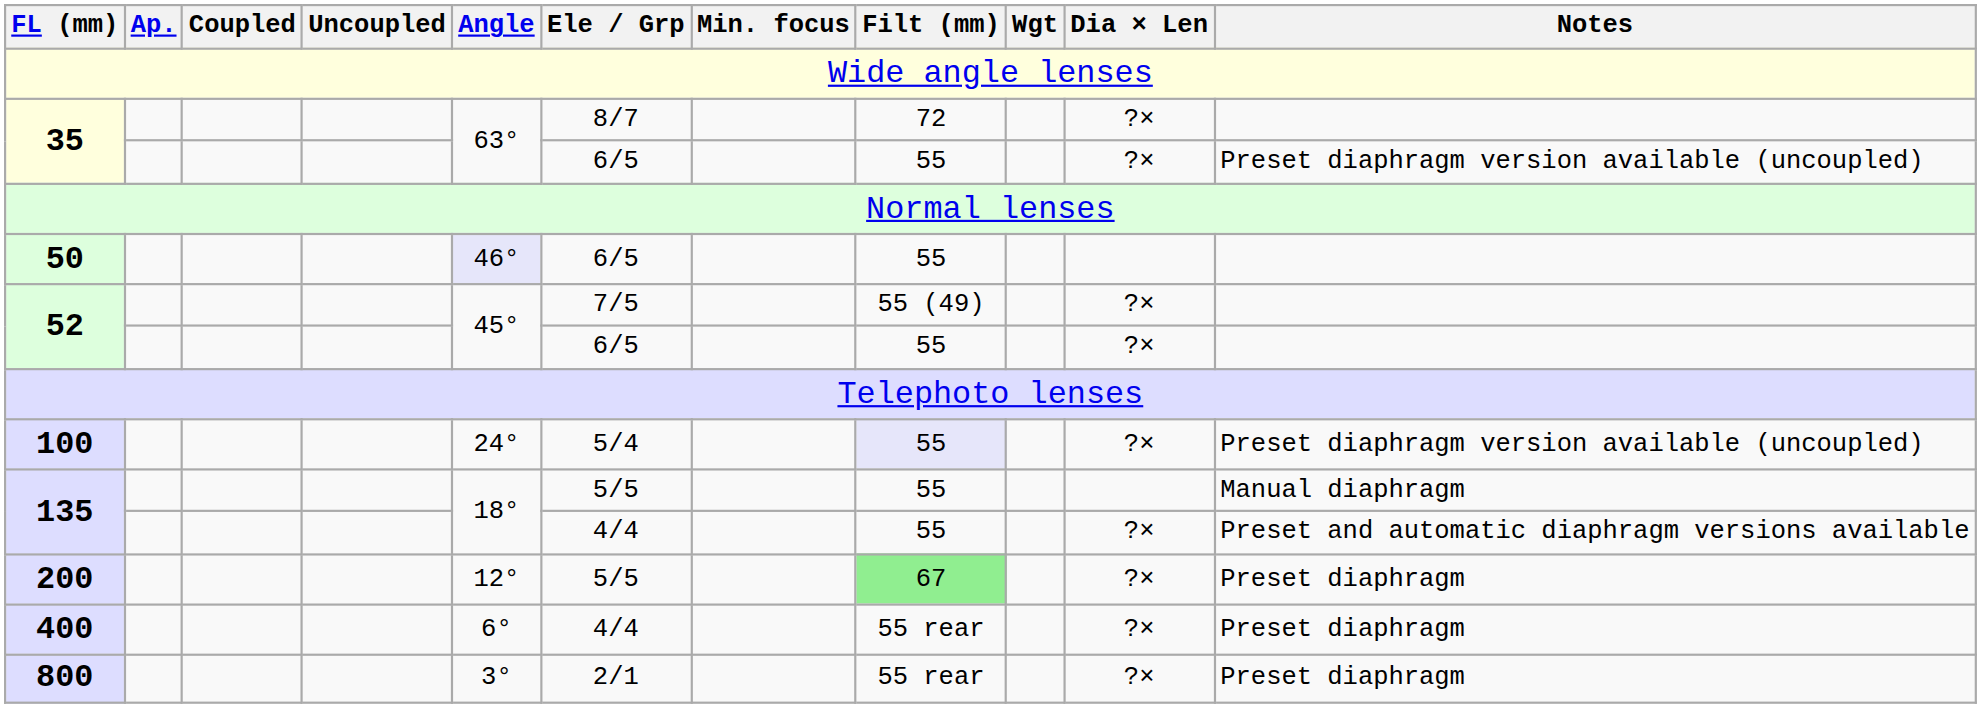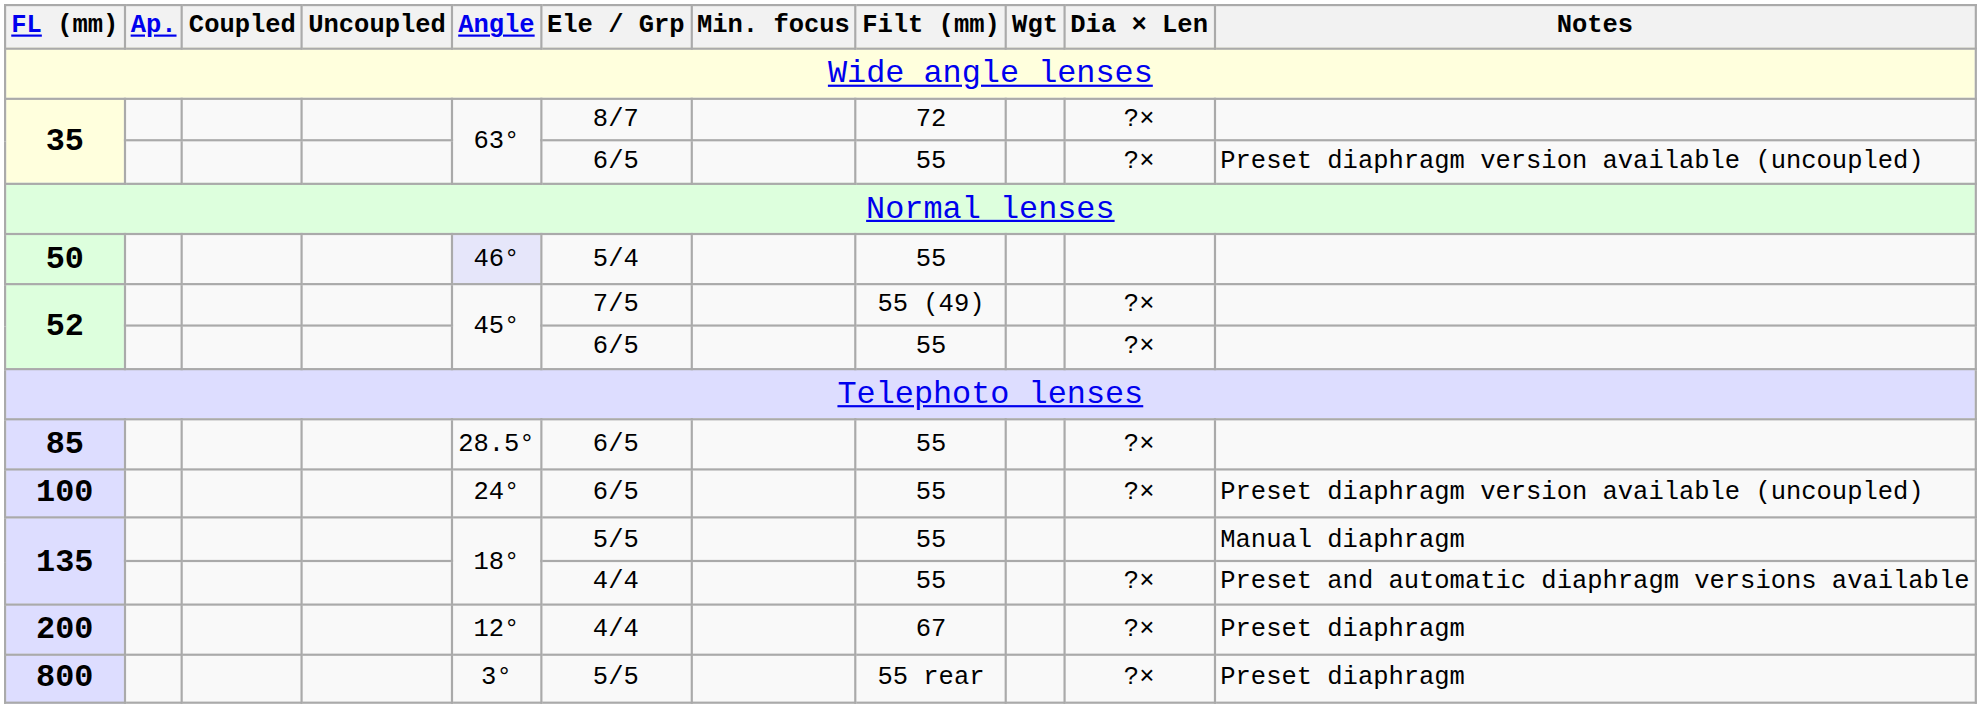(616, 258) 6/5 -> (616, 258) 5/4
+ row: (65, 443)
(616, 443) 5/4 -> (616, 493) 6/5
(931, 443) lavender background -> (931, 493) no background
(616, 579) 5/5 -> (616, 628) 4/4
(931, 579) lightgreen background -> (931, 628) no background
- row: (65, 628)
(616, 678) 2/1 -> (616, 678) 5/5
